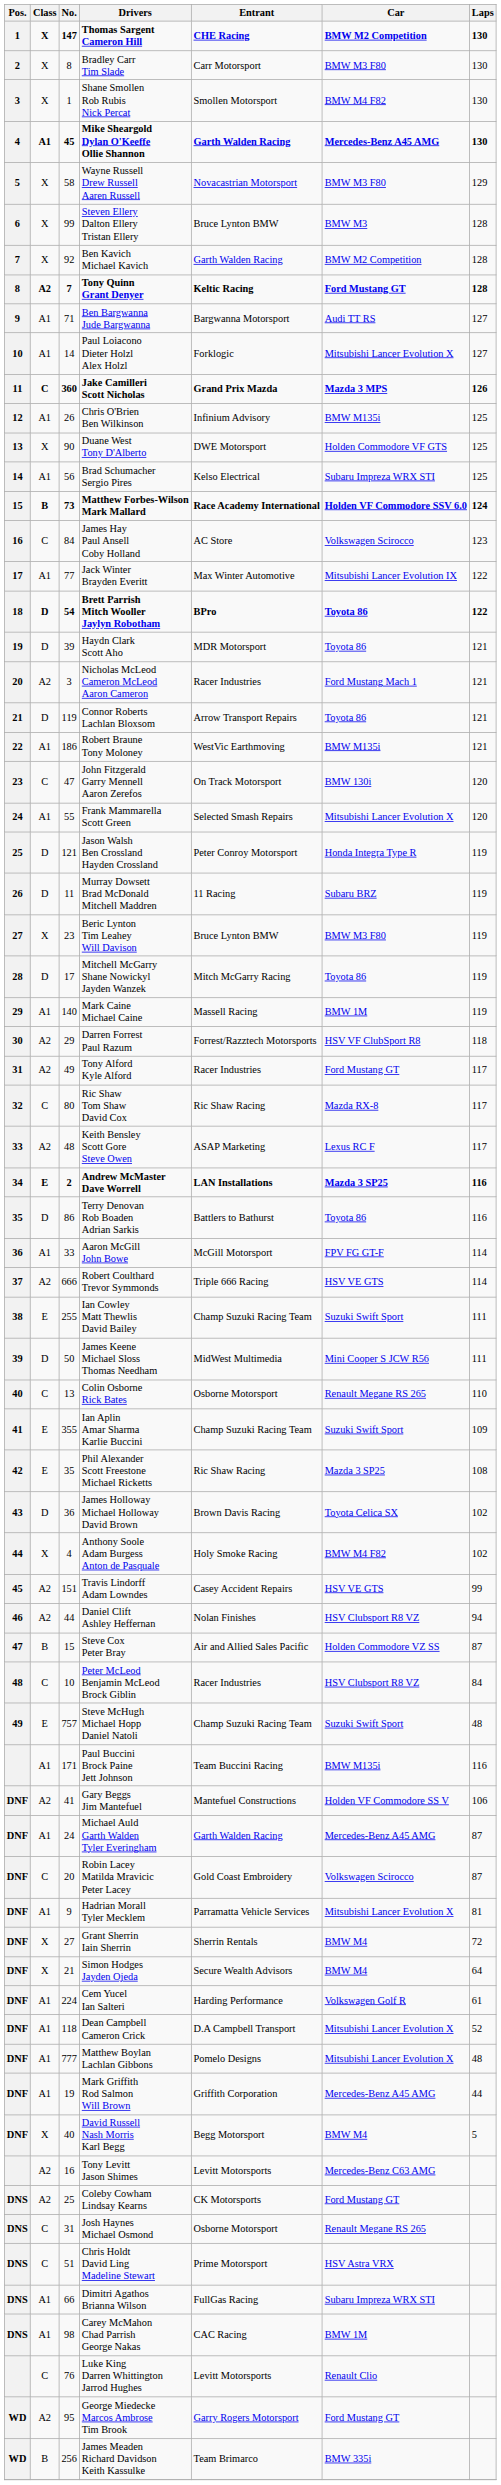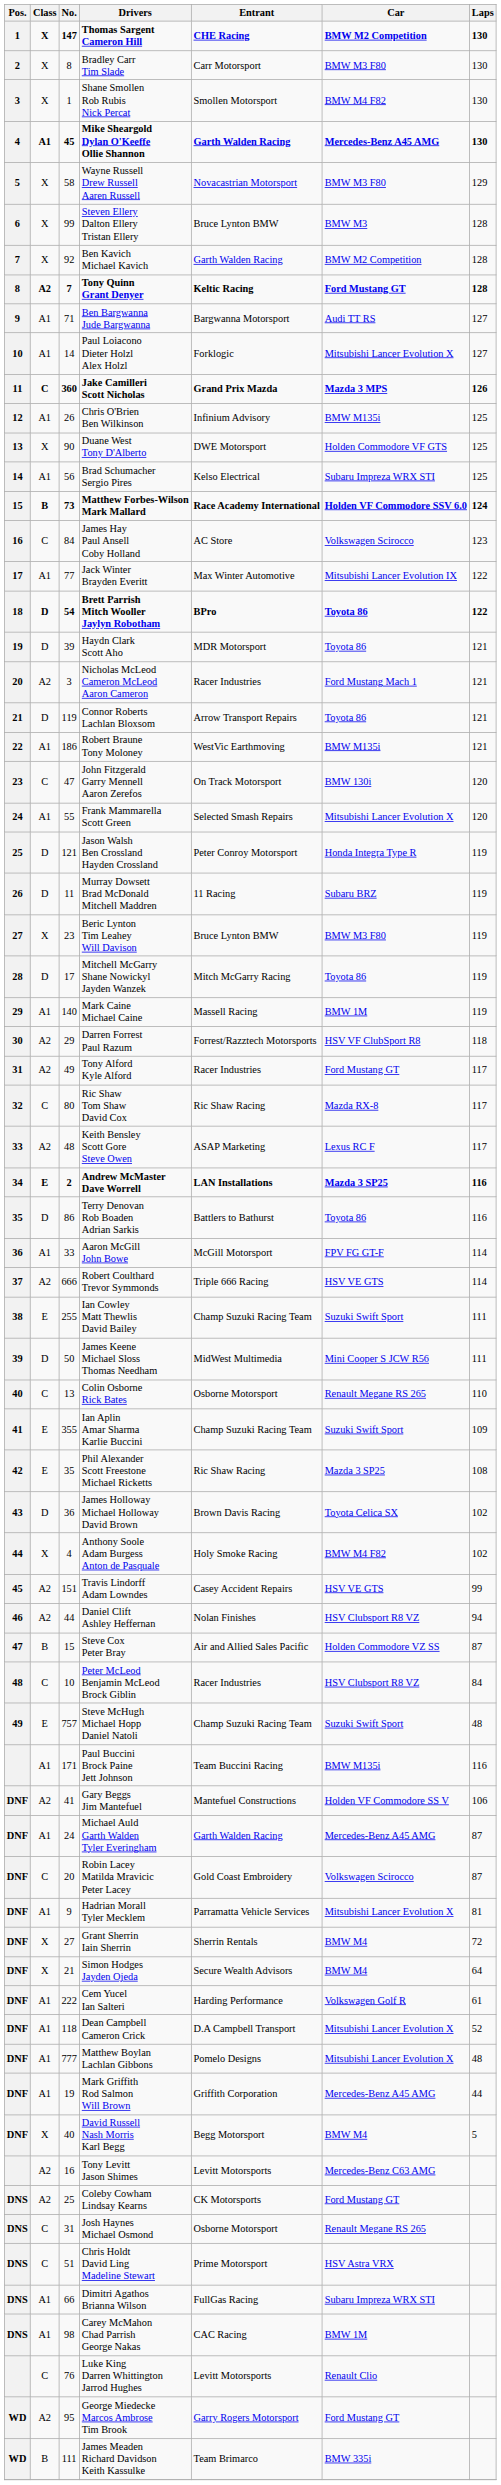(69, 1999) 224 -> (69, 1999) 222
(69, 2458) 256 -> (69, 2458) 111
